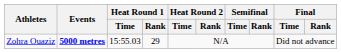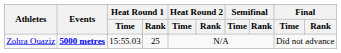(155, 41) 29 -> (155, 41) 25
